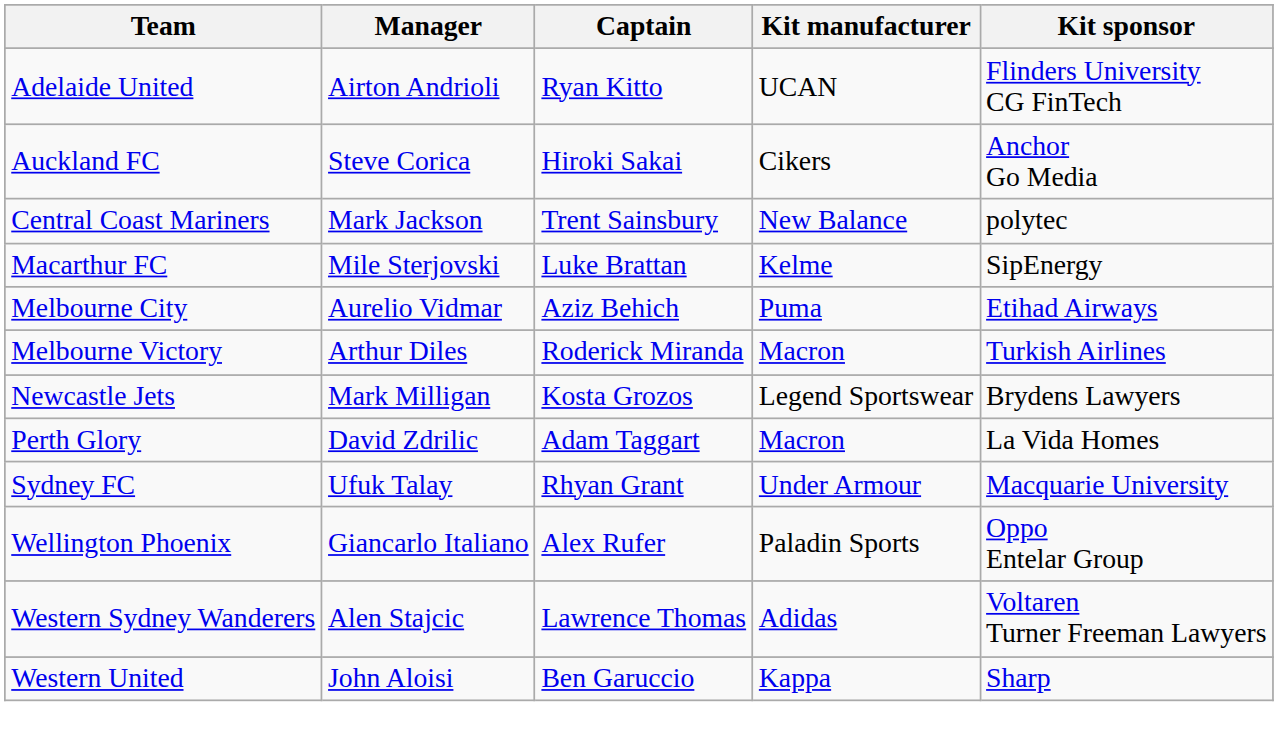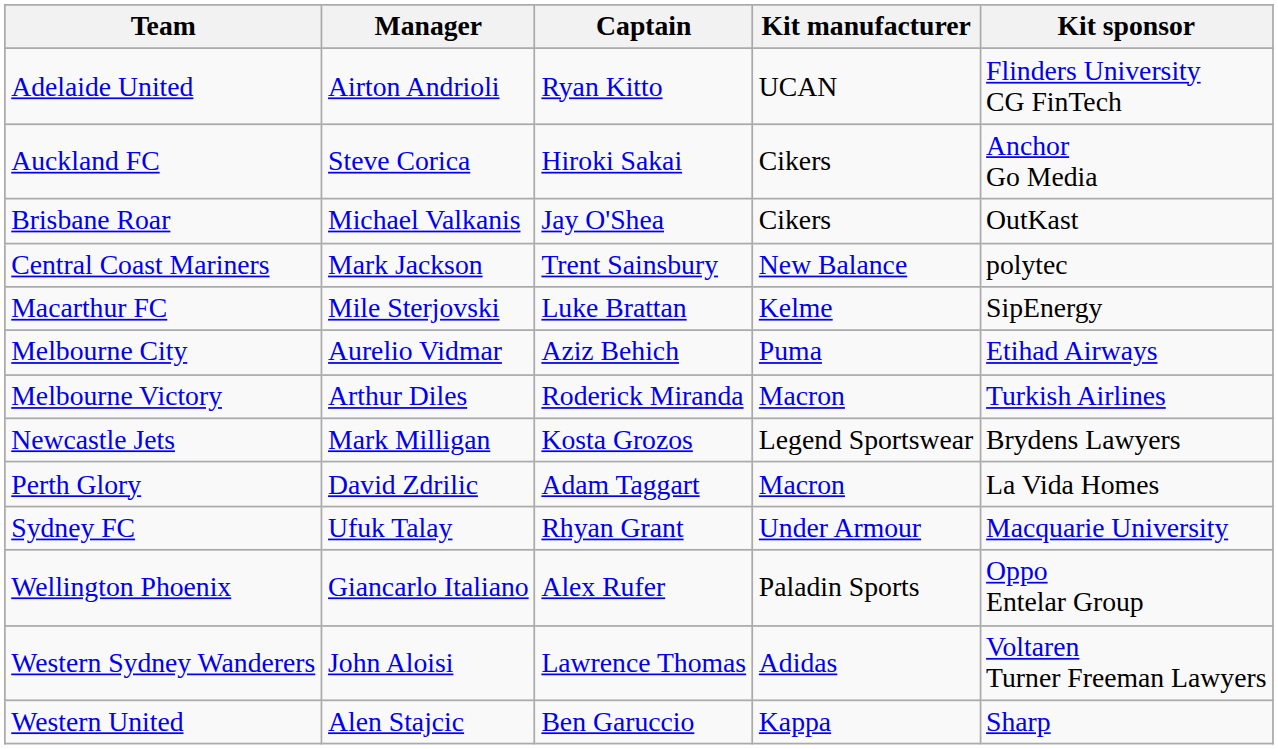+ row: (91, 220)
(396, 618) Alen Stajcic -> (391, 662) John Aloisi
(391, 677) John Aloisi -> (396, 721) Alen Stajcic
